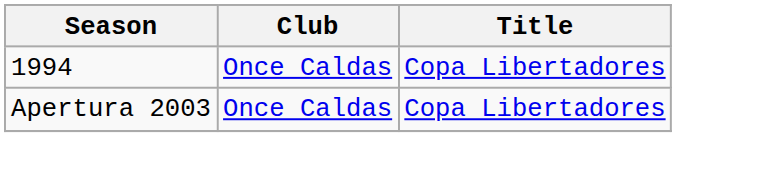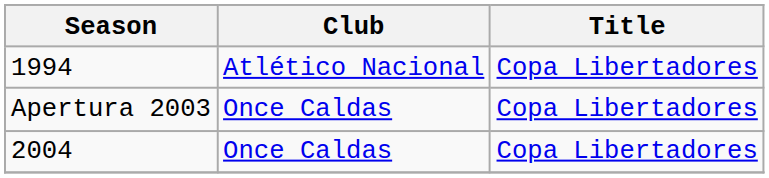(308, 68) Once Caldas -> (354, 68) Atlético Nacional
+ row: (42, 151)
